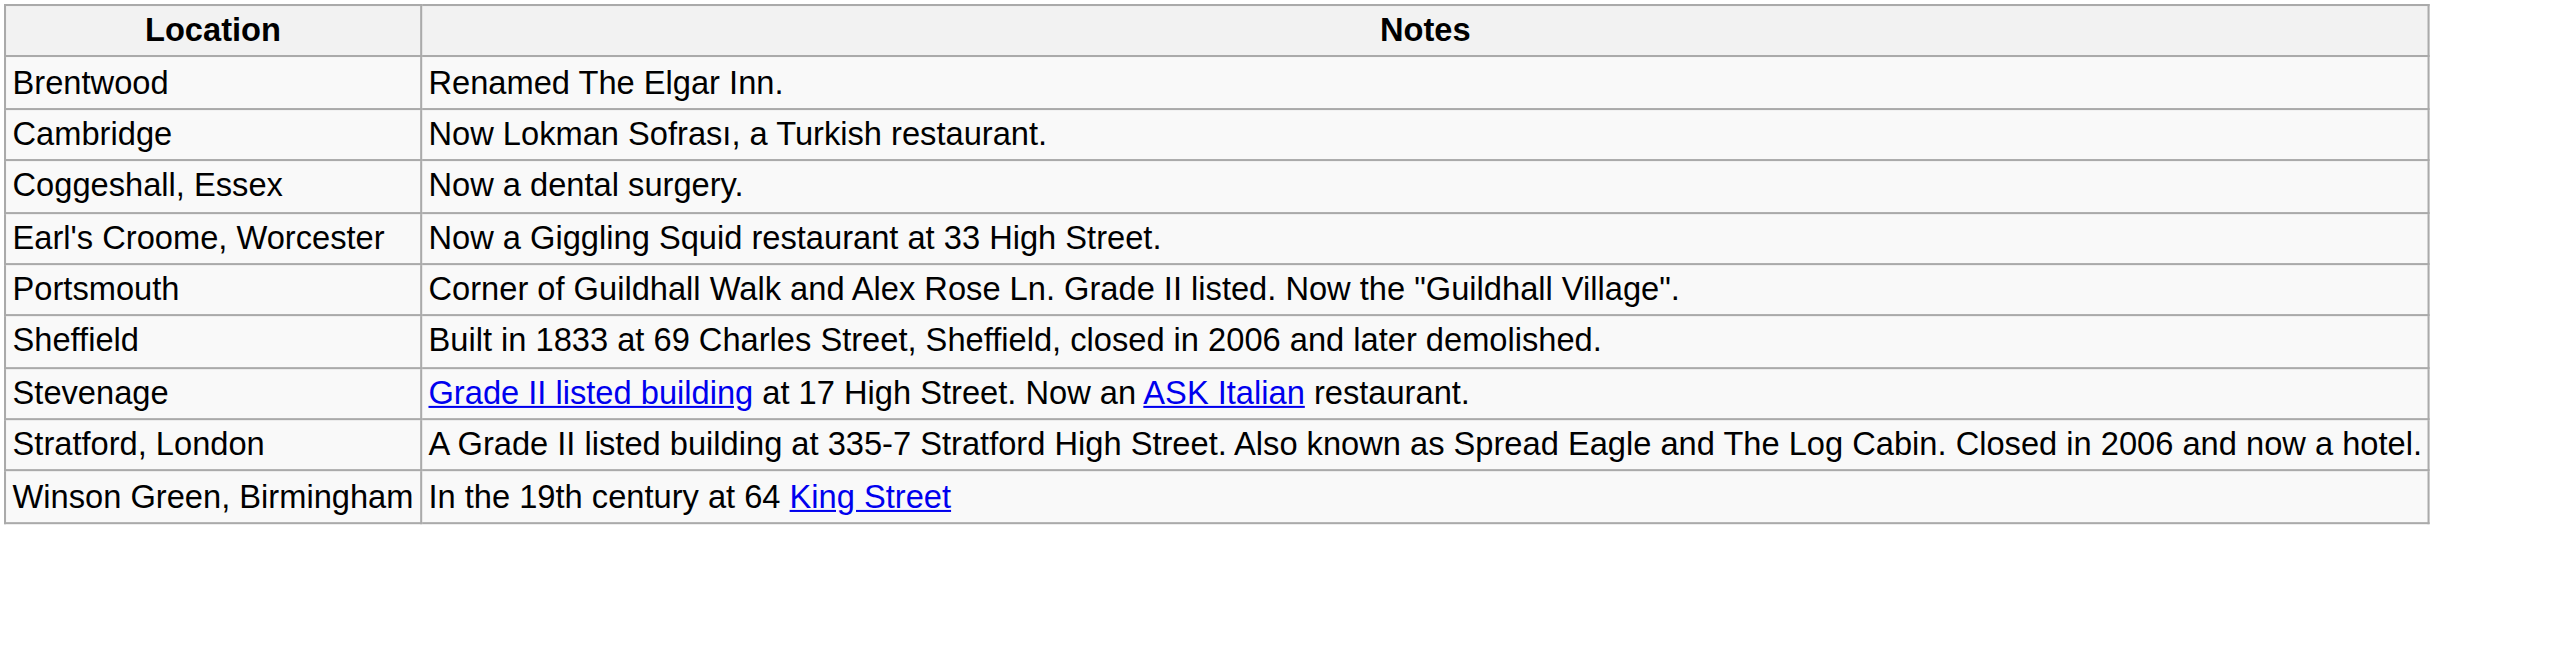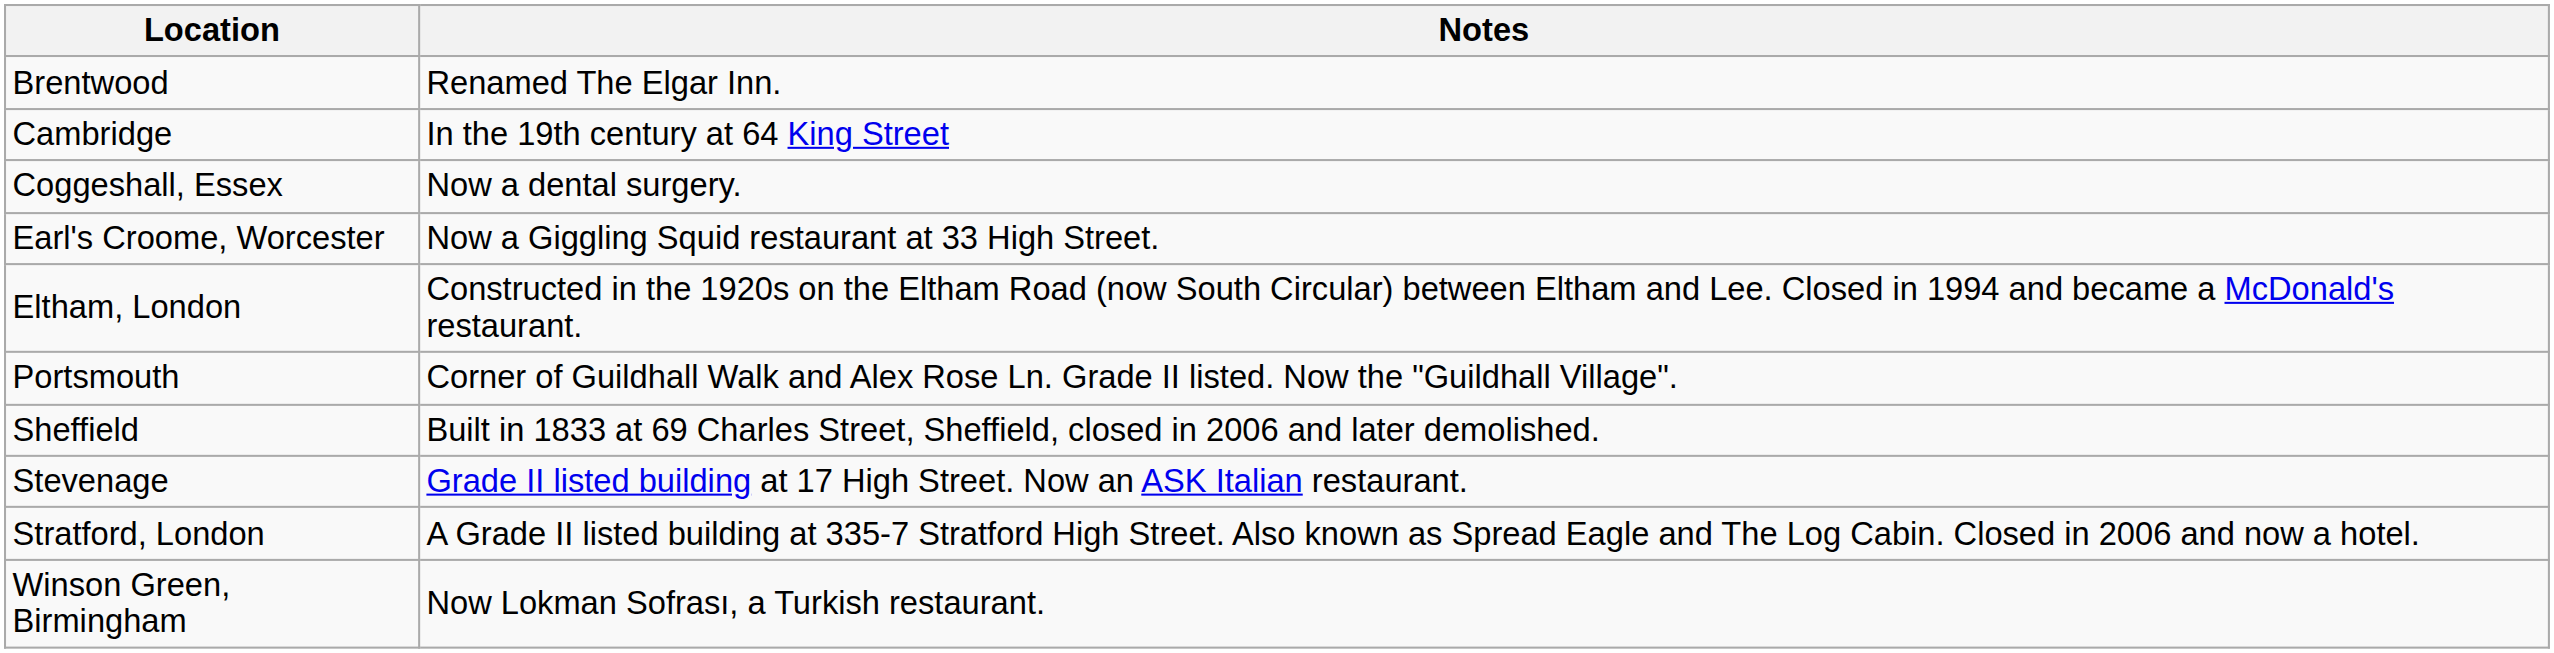(738, 133) Now Lokman Sofrası, a Turkish restaurant. -> (688, 133) In the 19th century at 64 King Street
+ row: (127, 307)
(690, 496) In the 19th century at 64 King Street -> (736, 603) Now Lokman Sofrası, a Turkish restaurant.
